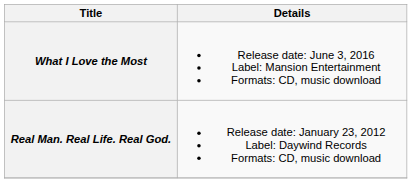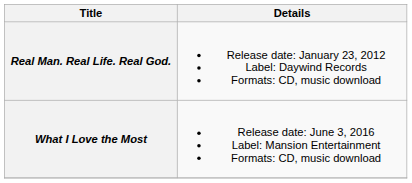rows swapped: (91, 139) <-> (91, 61)
